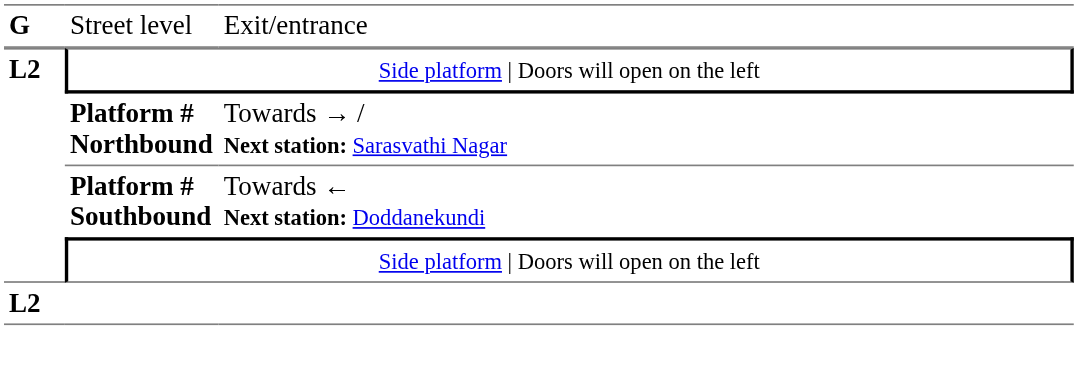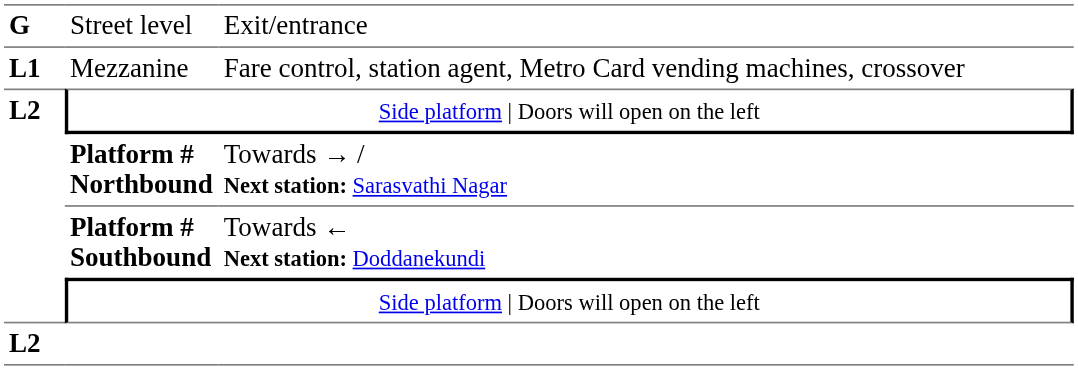+ row: (129, 67)
